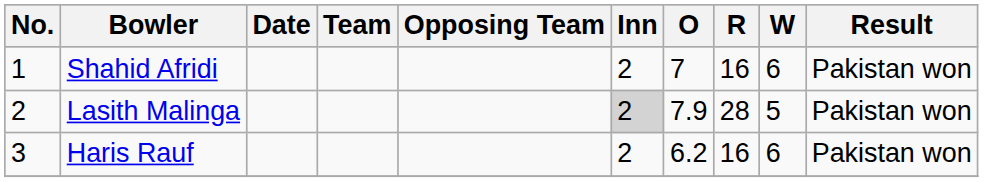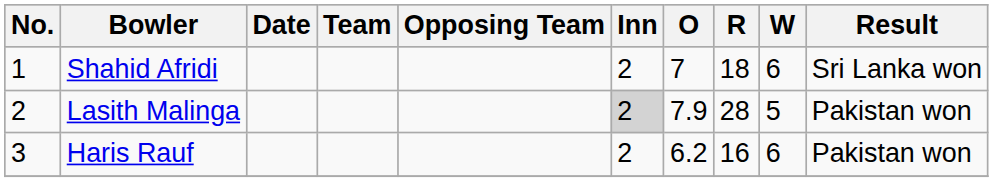(735, 68) 16 -> (735, 68) 18
(892, 68) Pakistan won -> (897, 68) Sri Lanka won
